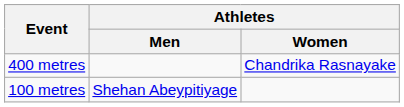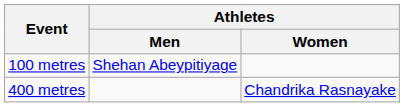rows swapped: (47, 90) <-> (47, 66)
